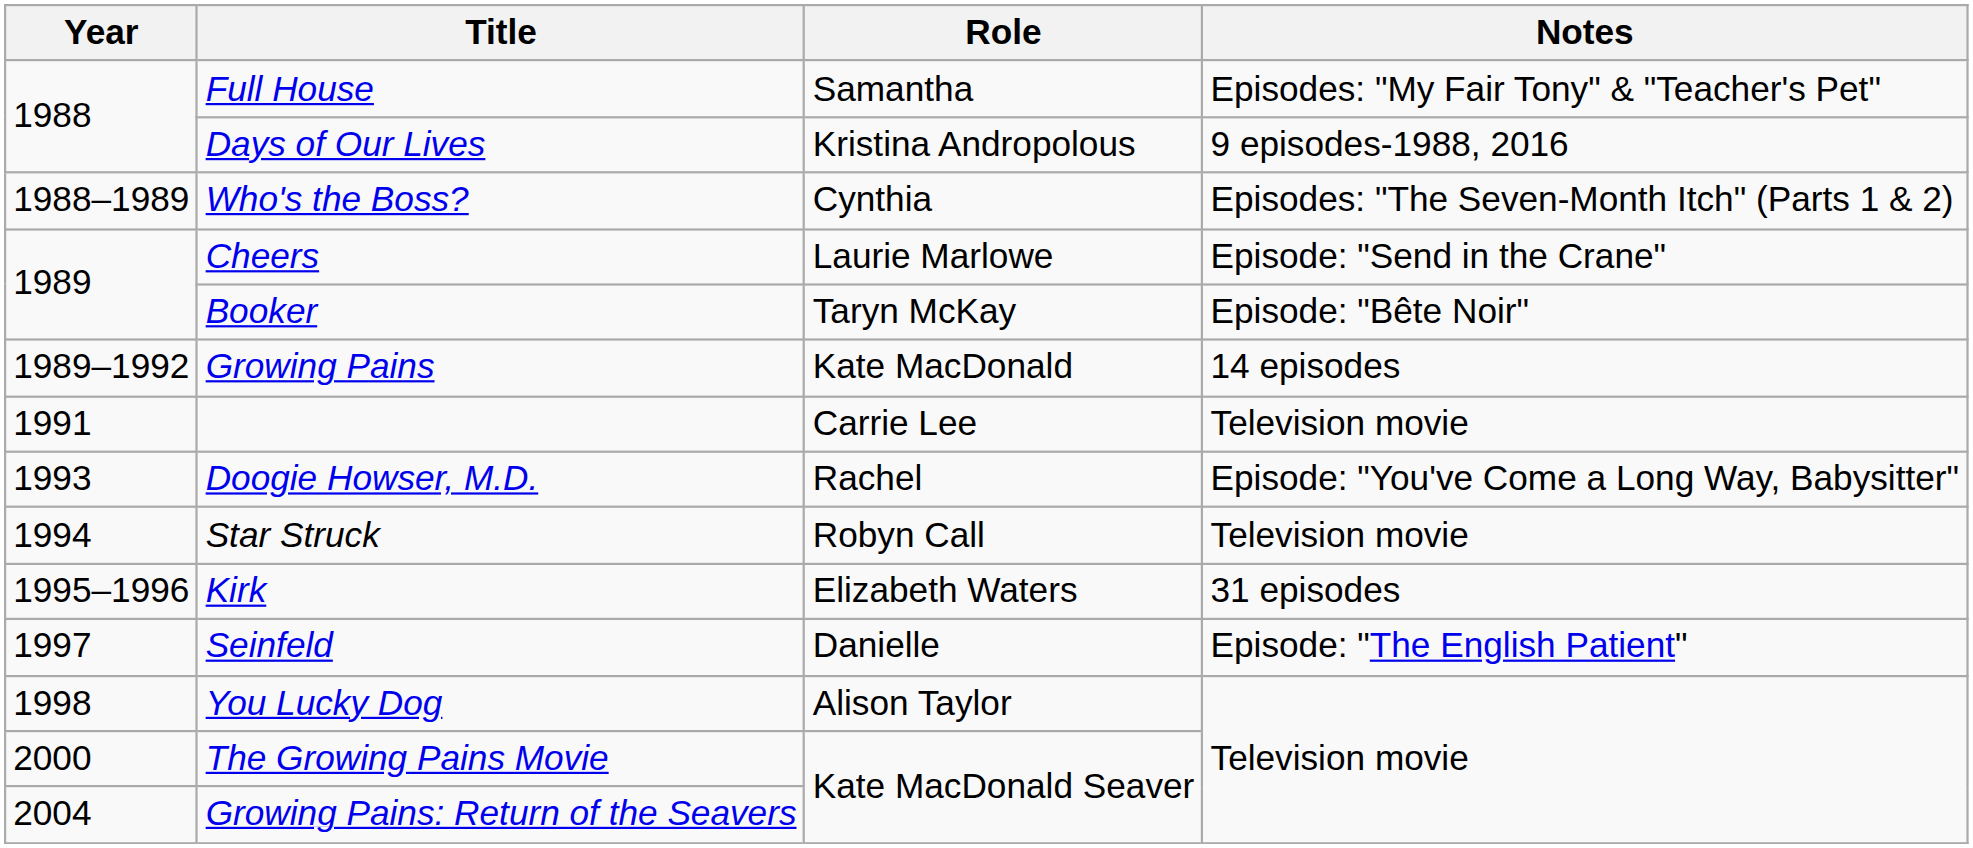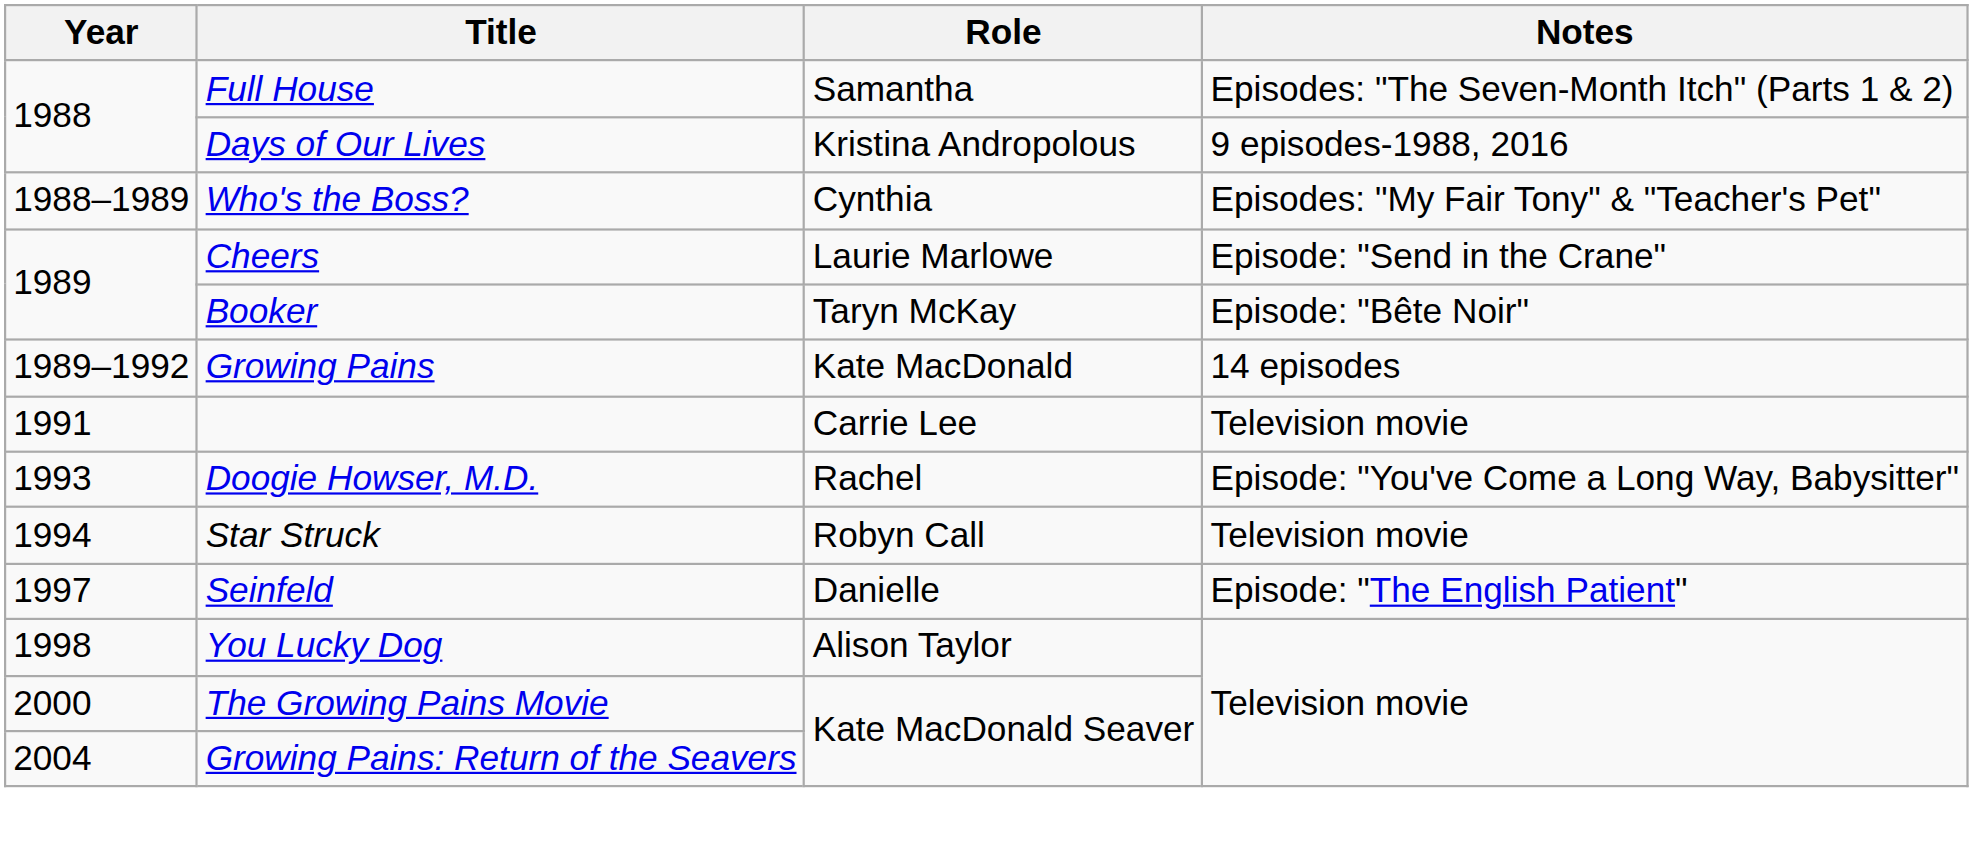(1546, 88) Episodes: "My Fair Tony" & "Teacher's Pet" -> (1582, 88) Episodes: "The Seven-Month Itch" (Parts 1 & 2)
(1582, 199) Episodes: "The Seven-Month Itch" (Parts 1 & 2) -> (1546, 199) Episodes: "My Fair Tony" & "Teacher's Pet"
- row: (236, 590)
